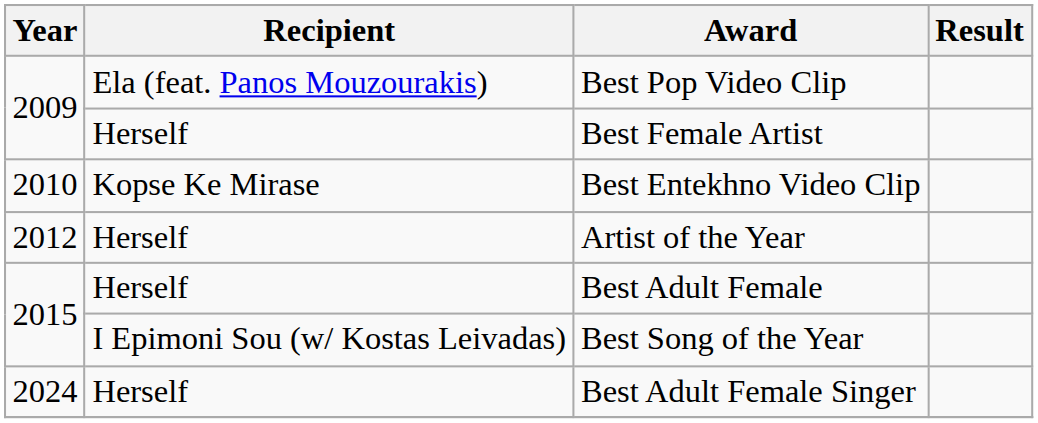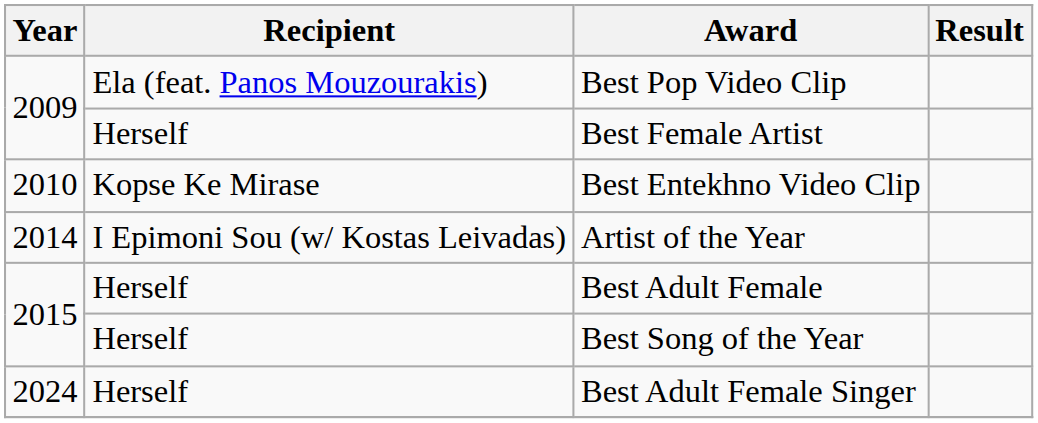(45, 236) 2012 -> (45, 236) 2014
(140, 236) Herself -> (329, 236) I Epimoni Sou (w/ Kostas Leivadas)
(329, 339) I Epimoni Sou (w/ Kostas Leivadas) -> (140, 339) Herself
